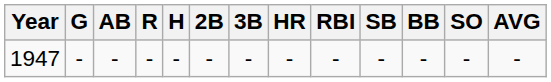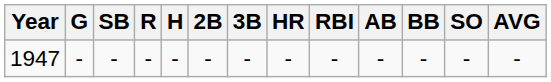columns swapped: (115, 22) <-> (381, 22)
